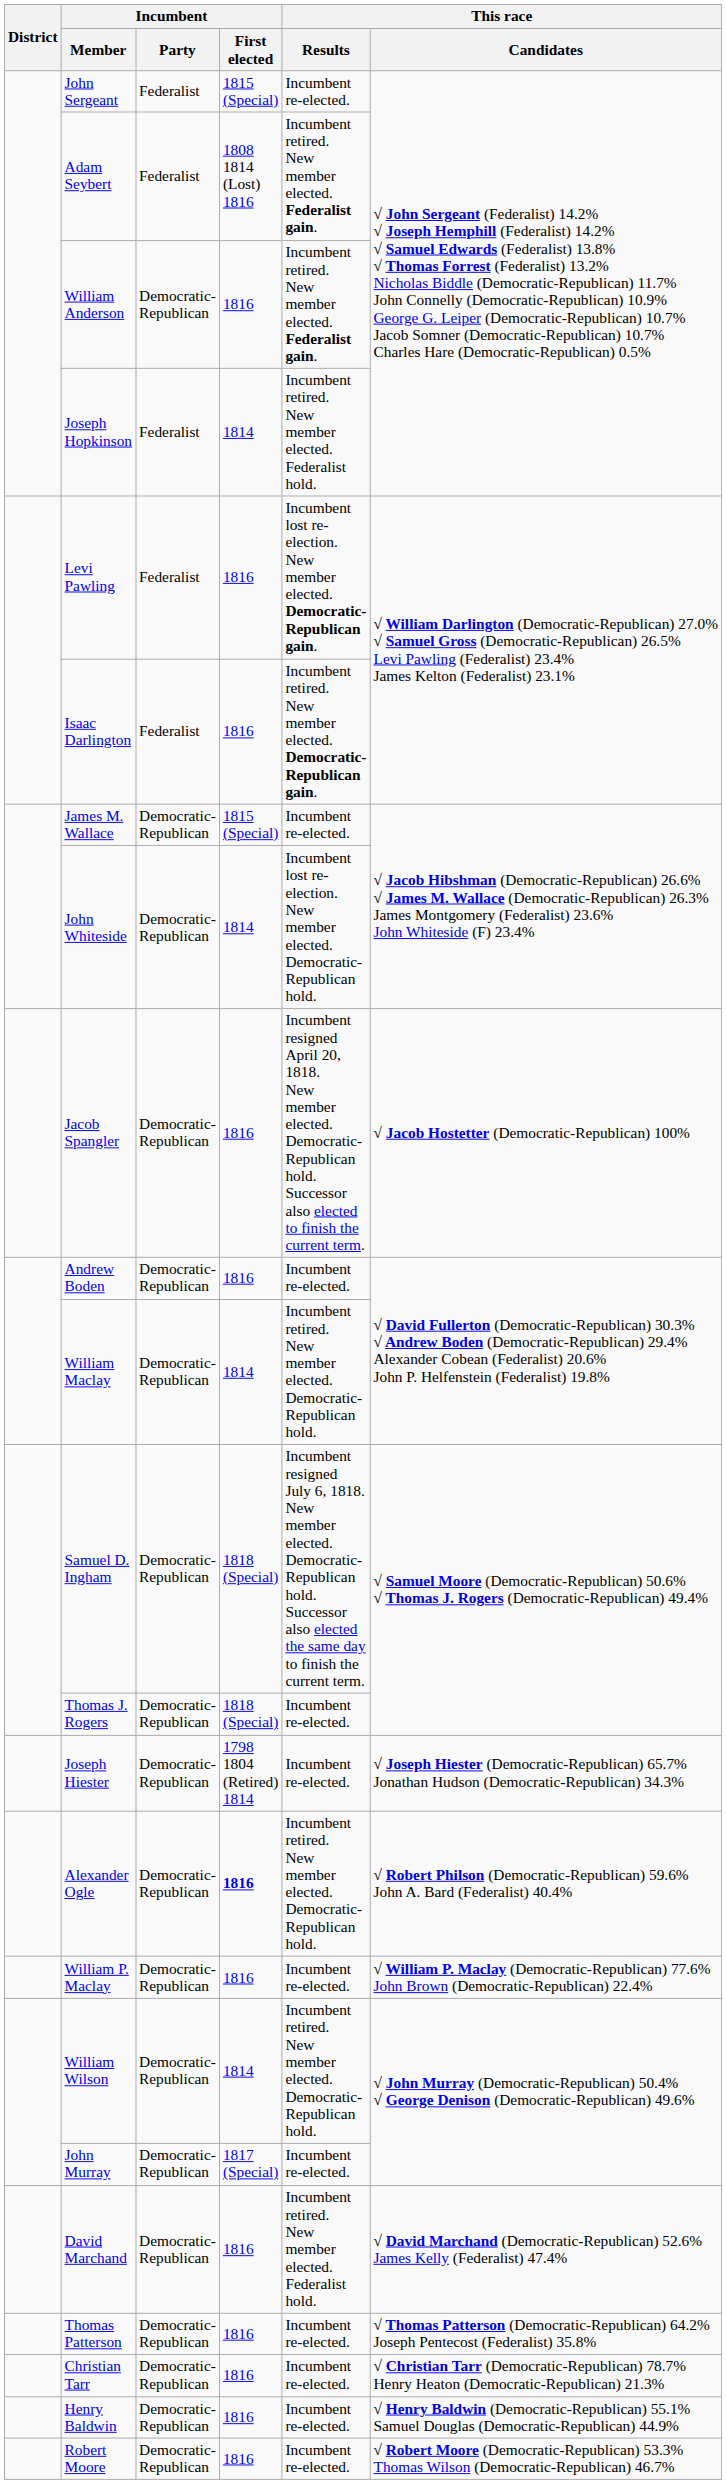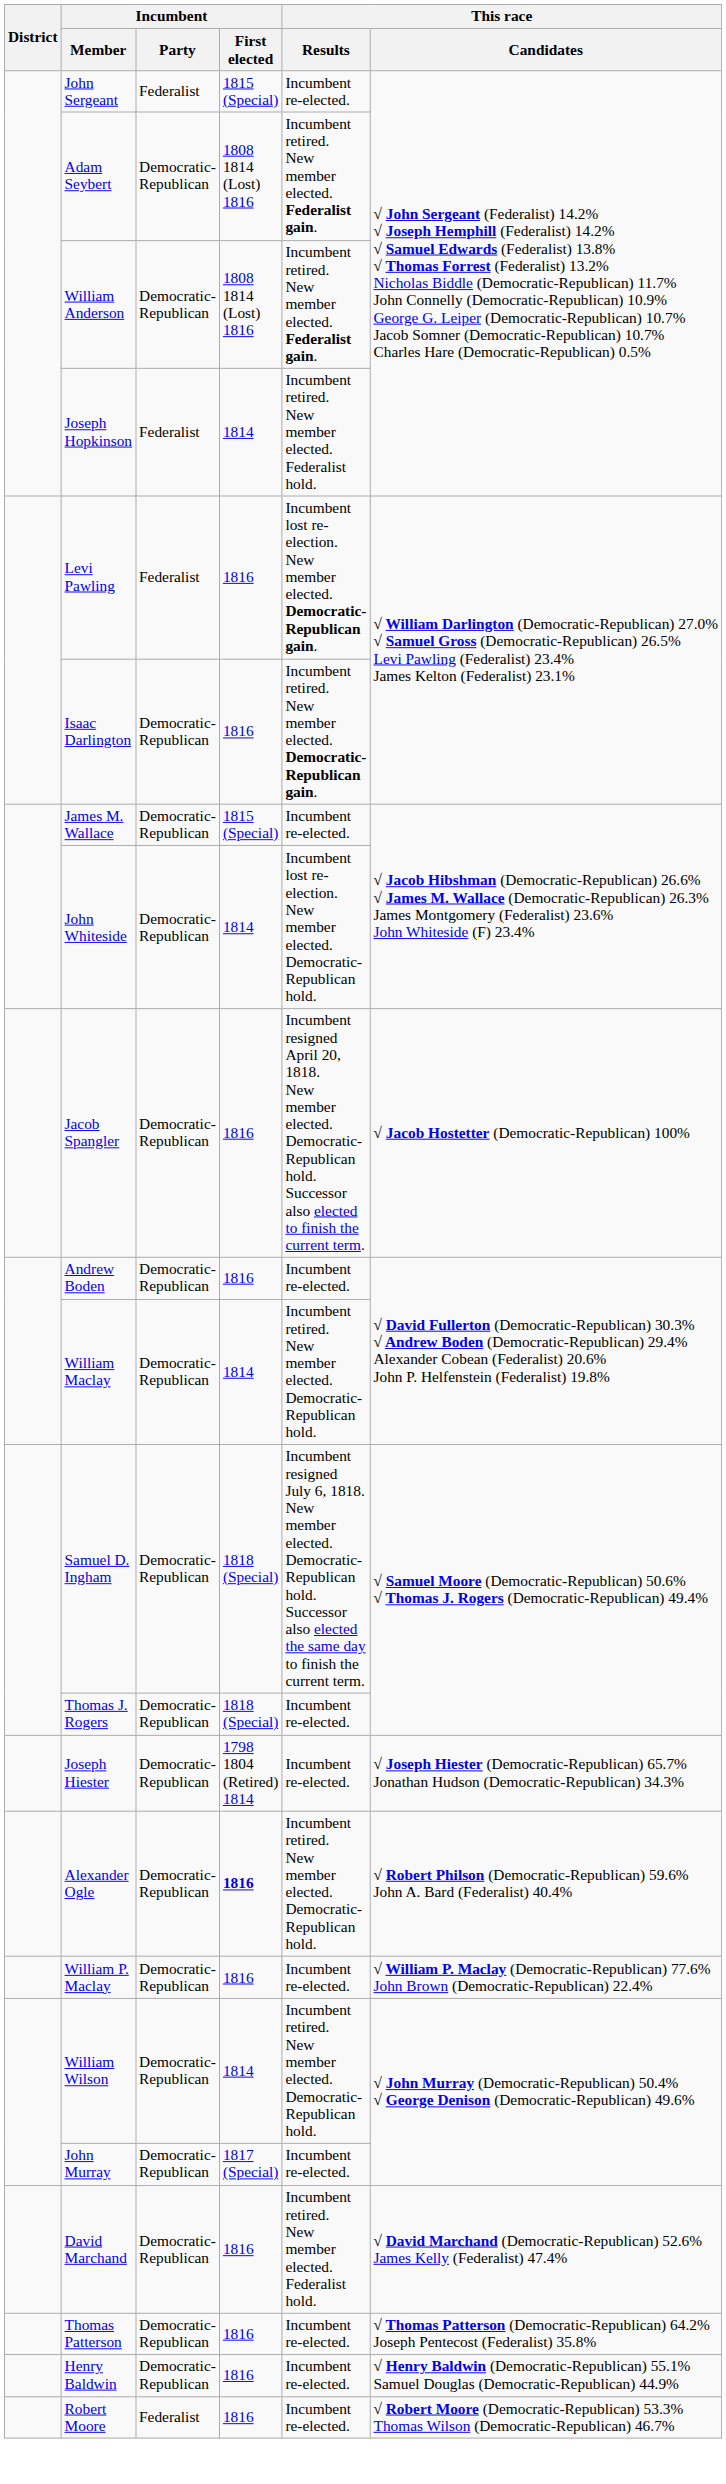(169, 176) Federalist -> (177, 176) Democratic-Republican
(238, 304) 1816 -> (242, 304) 1808 1814 (Lost) 1816
(169, 731) Federalist -> (177, 731) Democratic-Republican
- row: (93, 2375)
(177, 2458) Democratic-Republican -> (169, 2417) Federalist
